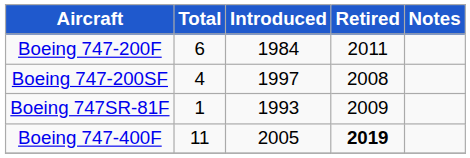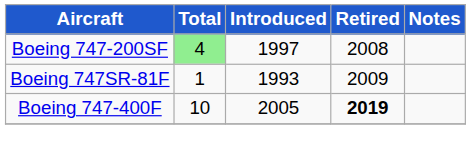- row: (90, 49)
(200, 78) no background -> (200, 49) lightgreen background
(200, 138) 11 -> (200, 108) 10
